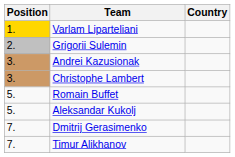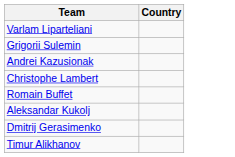- column: (27, 12)
